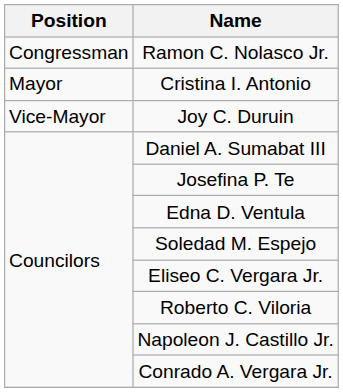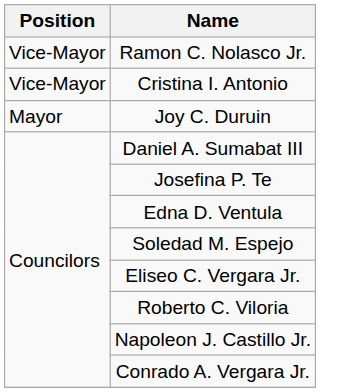(69, 52) Congressman -> (57, 52) Vice-Mayor
(36, 84) Mayor -> (57, 84) Vice-Mayor
(57, 116) Vice-Mayor -> (36, 116) Mayor
